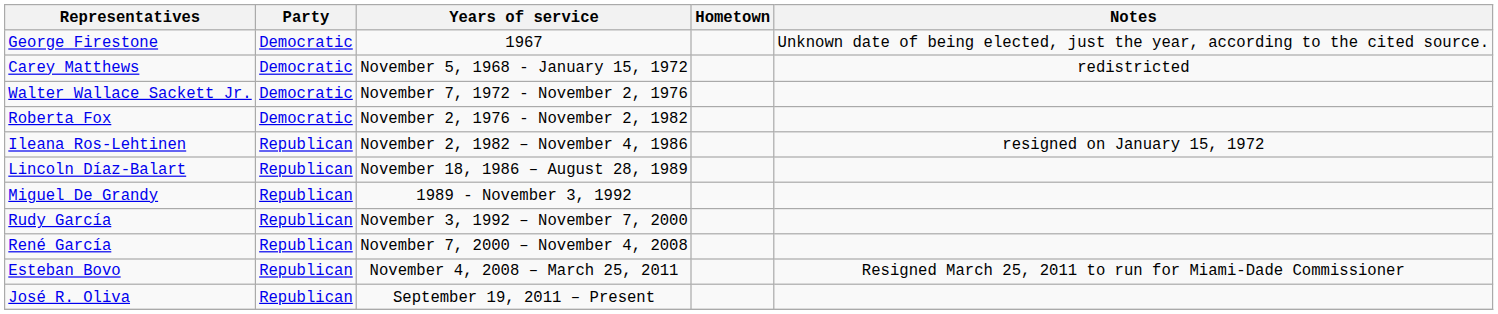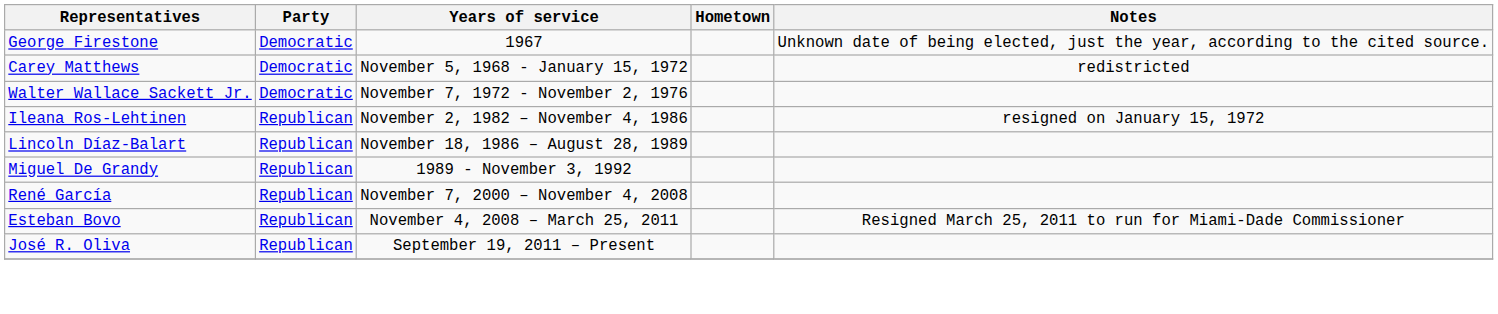- row: (60, 119)
- row: (60, 221)
